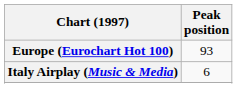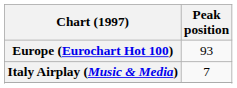(207, 72) 6 -> (207, 72) 7
